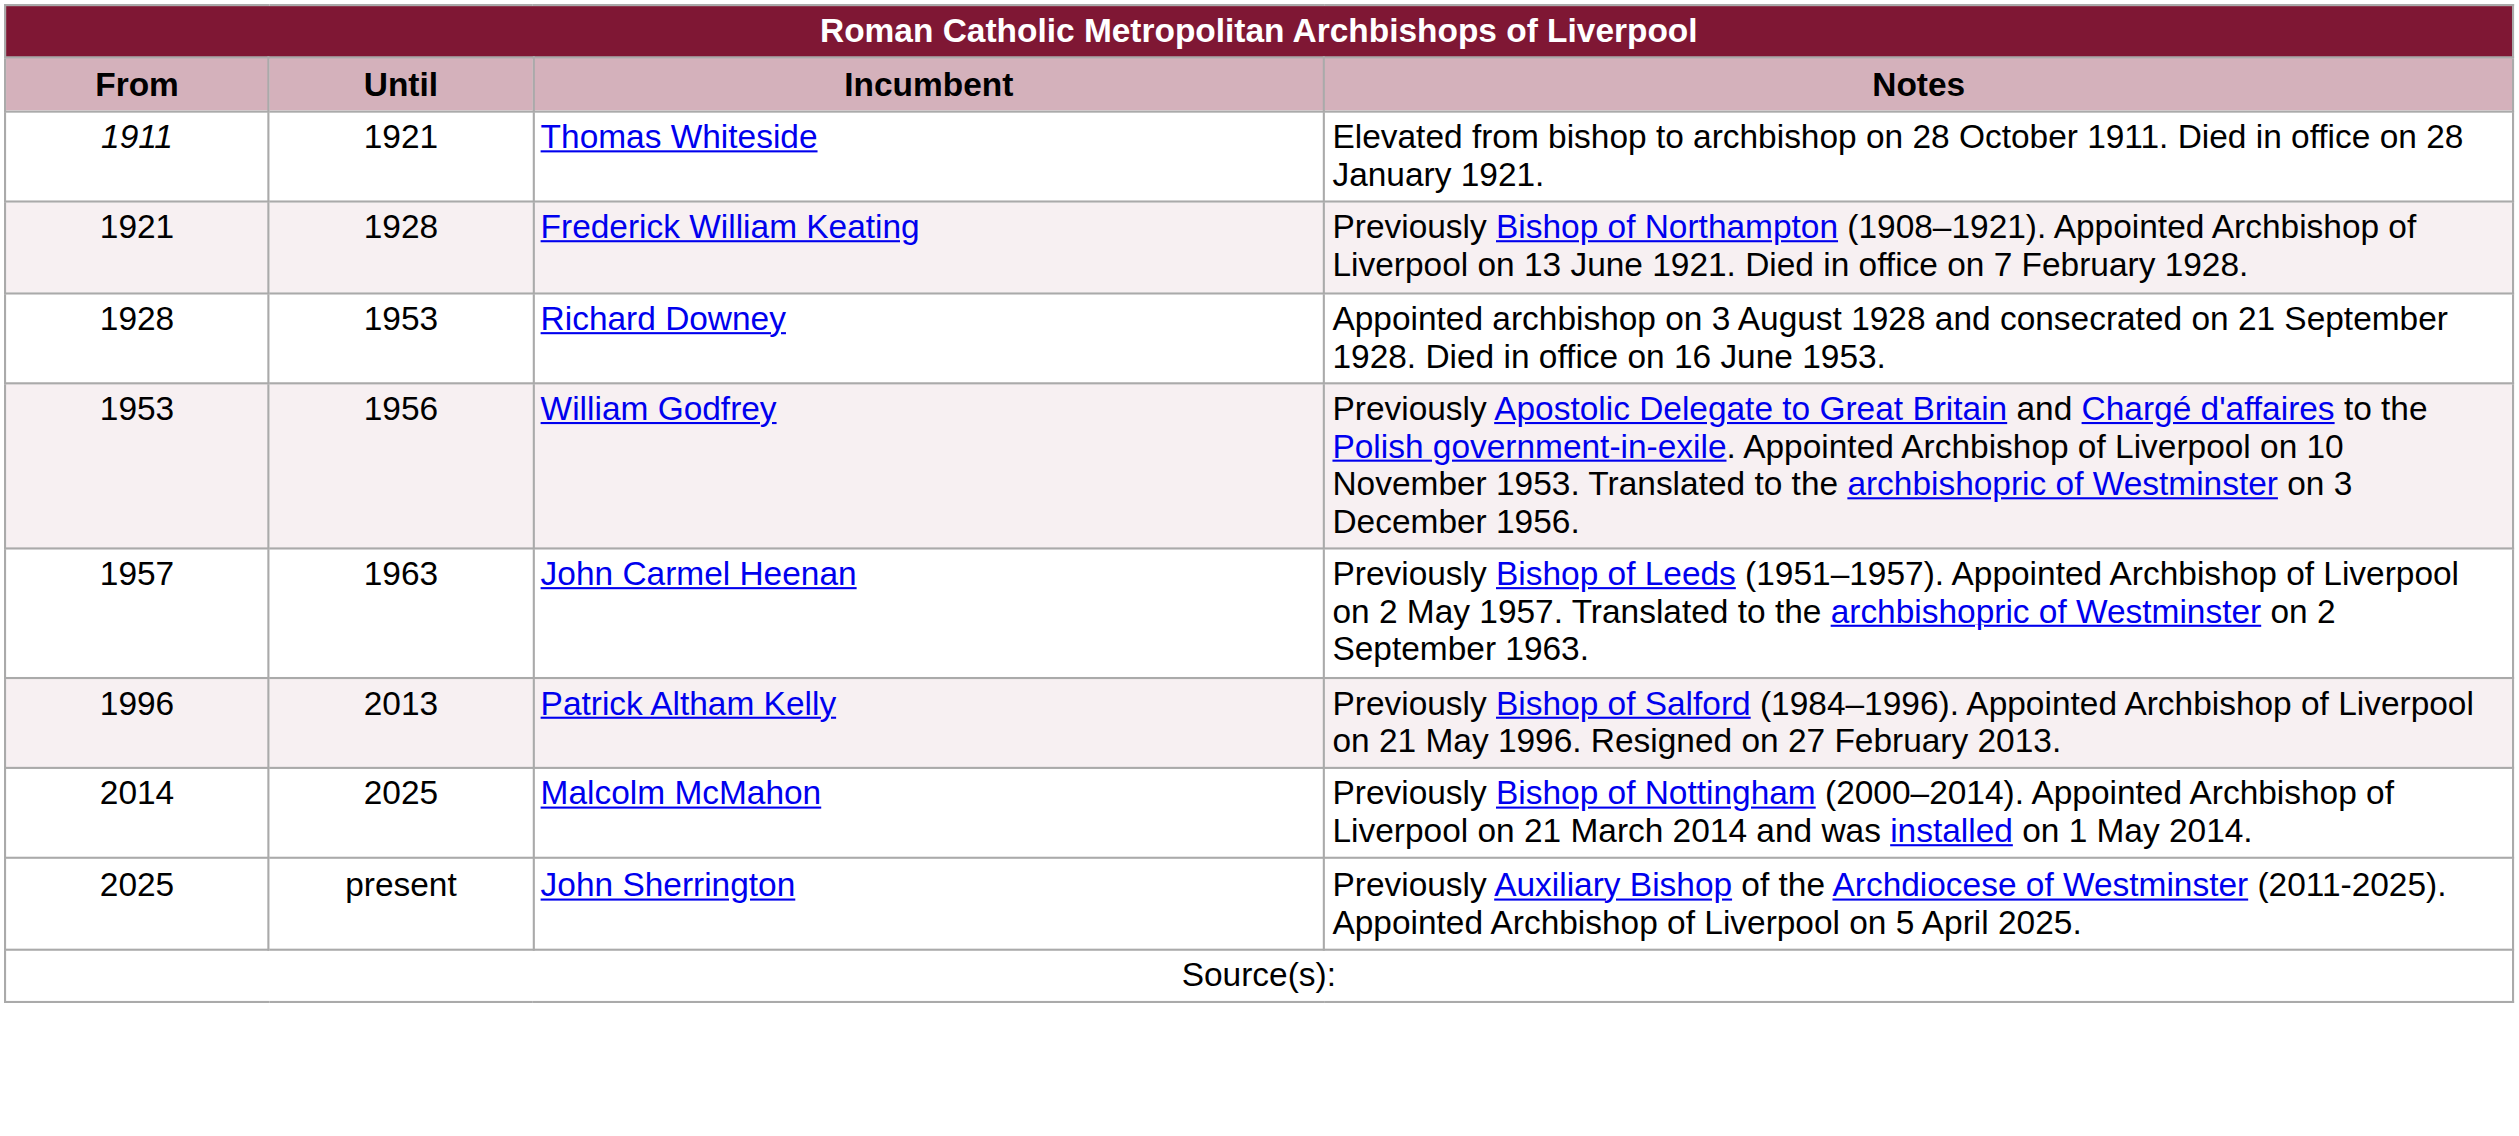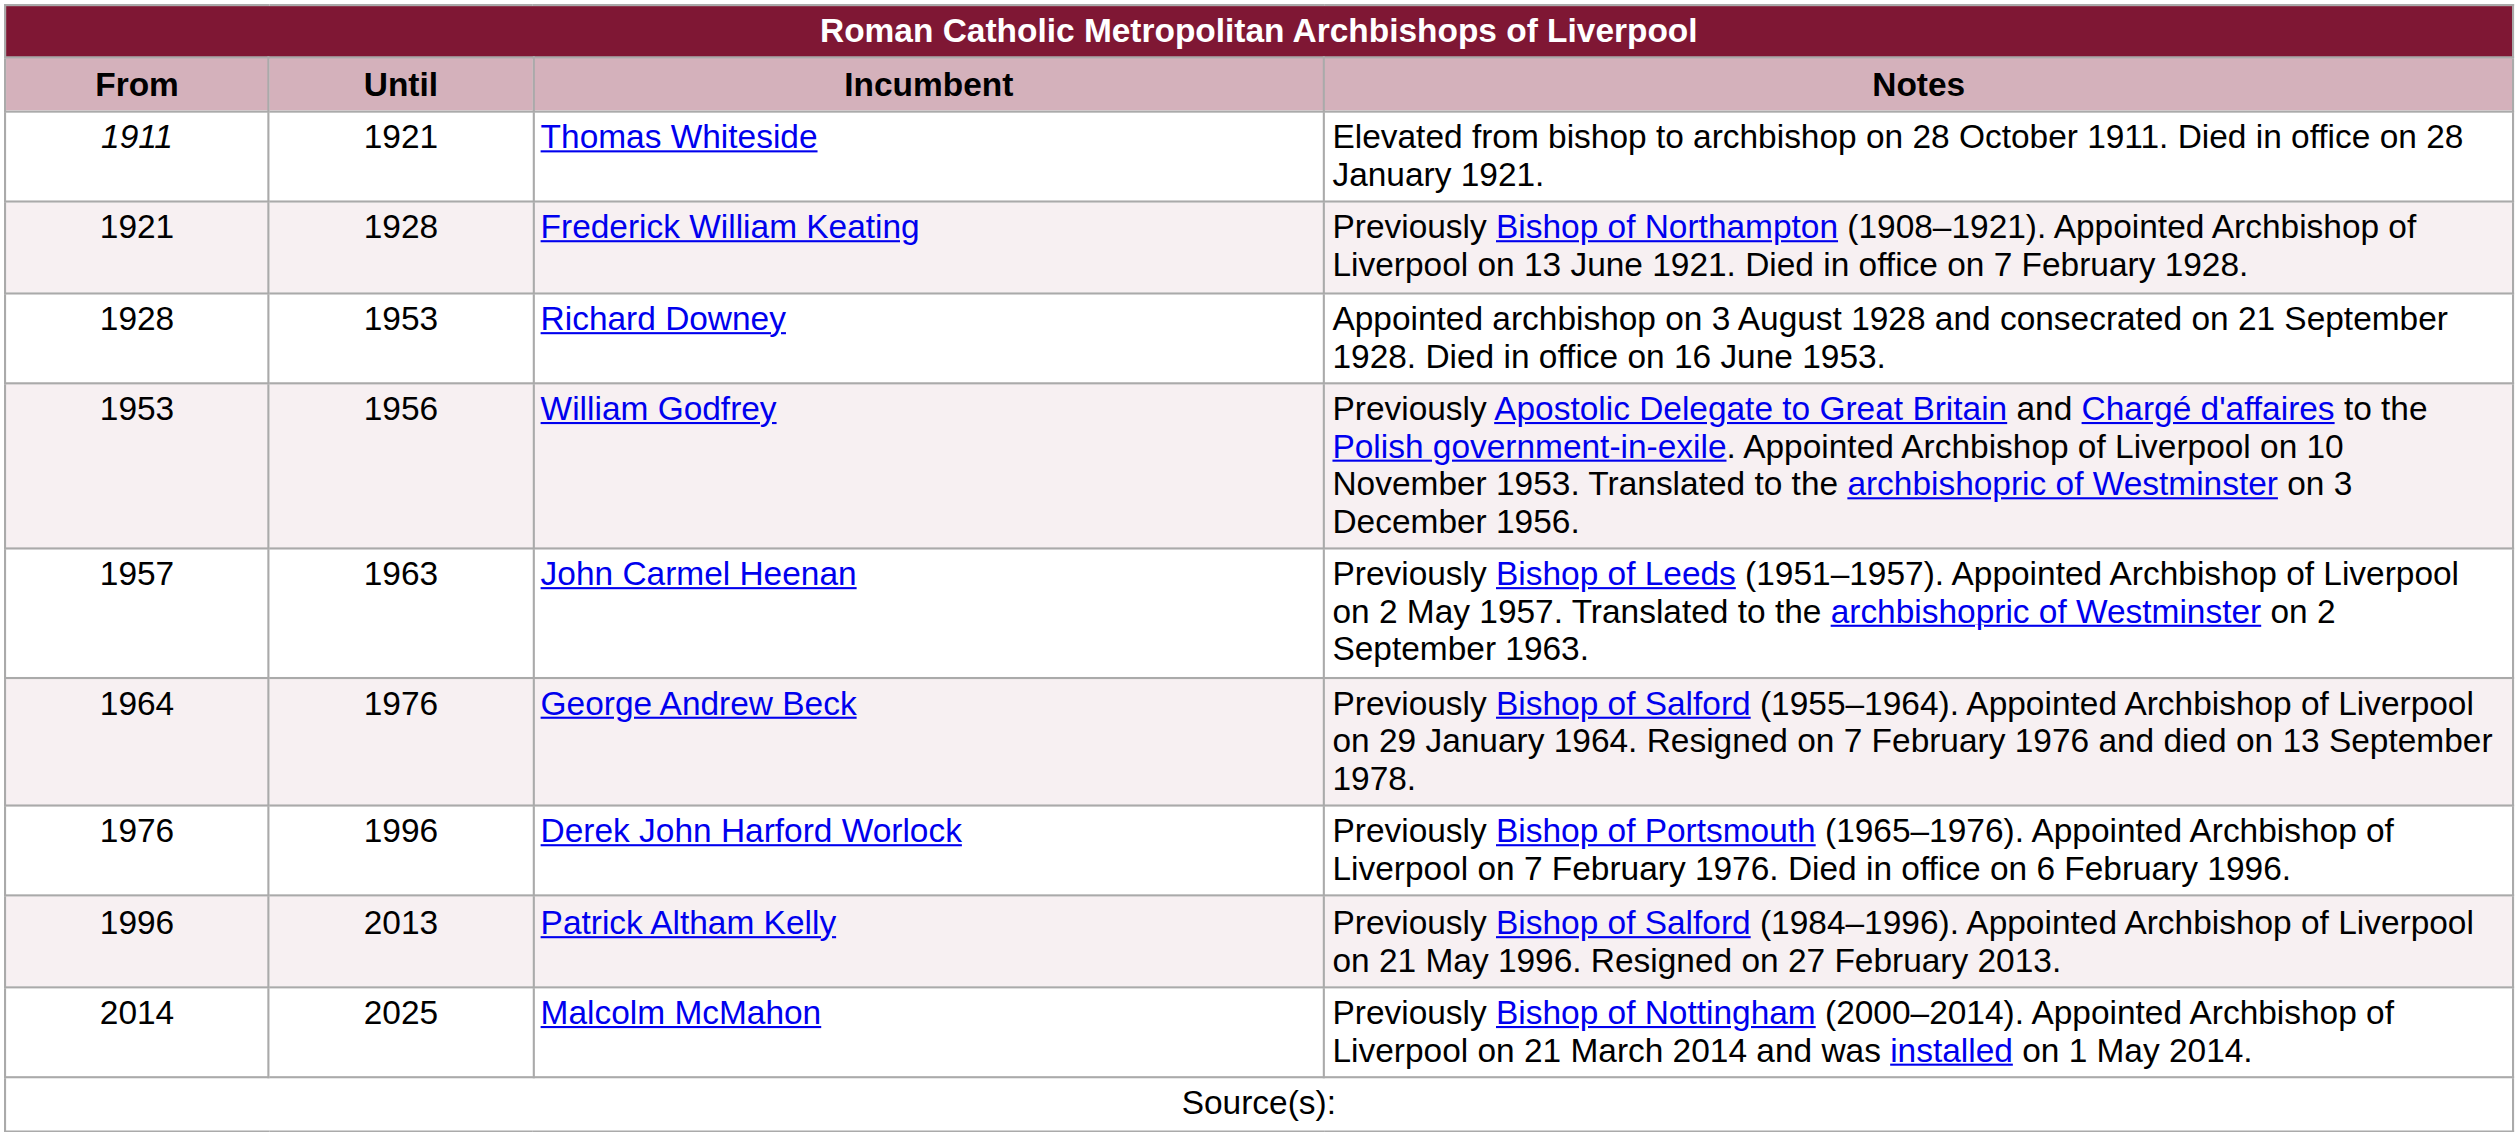+ row: (699, 703)
+ row: (751, 831)
- row: (668, 884)
